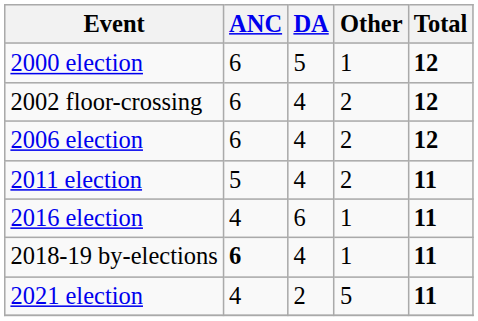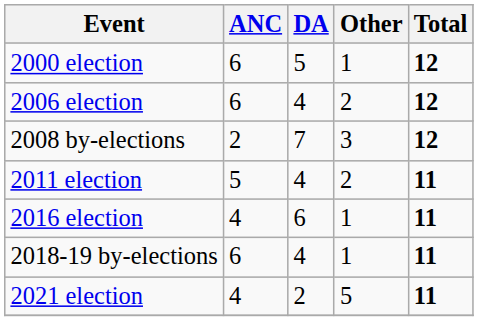- row: (106, 101)
+ row: (98, 140)
(235, 256) bold -> (235, 256) normal
